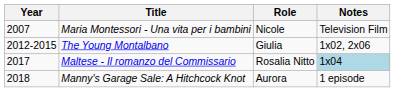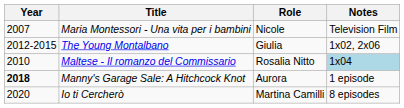(18, 62) 2017 -> (18, 62) 2010
(18, 78) normal -> (18, 78) bold
+ row: (92, 95)
